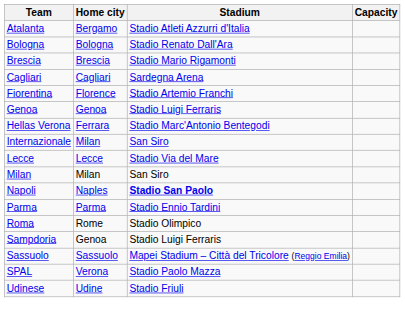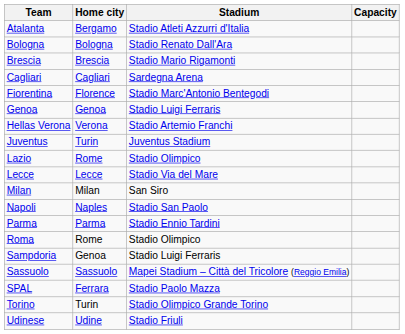(181, 93) Stadio Artemio Franchi -> (199, 93) Stadio Marc'Antonio Bentegodi
(93, 126) Ferrara -> (91, 126) Verona
(200, 126) Stadio Marc'Antonio Bentegodi -> (181, 126) Stadio Artemio Franchi
- row: (39, 142)
+ row: (27, 142)
+ row: (19, 158)
(171, 191) bold -> (168, 207) normal
(92, 272) Verona -> (92, 288) Ferrara
+ row: (21, 304)
